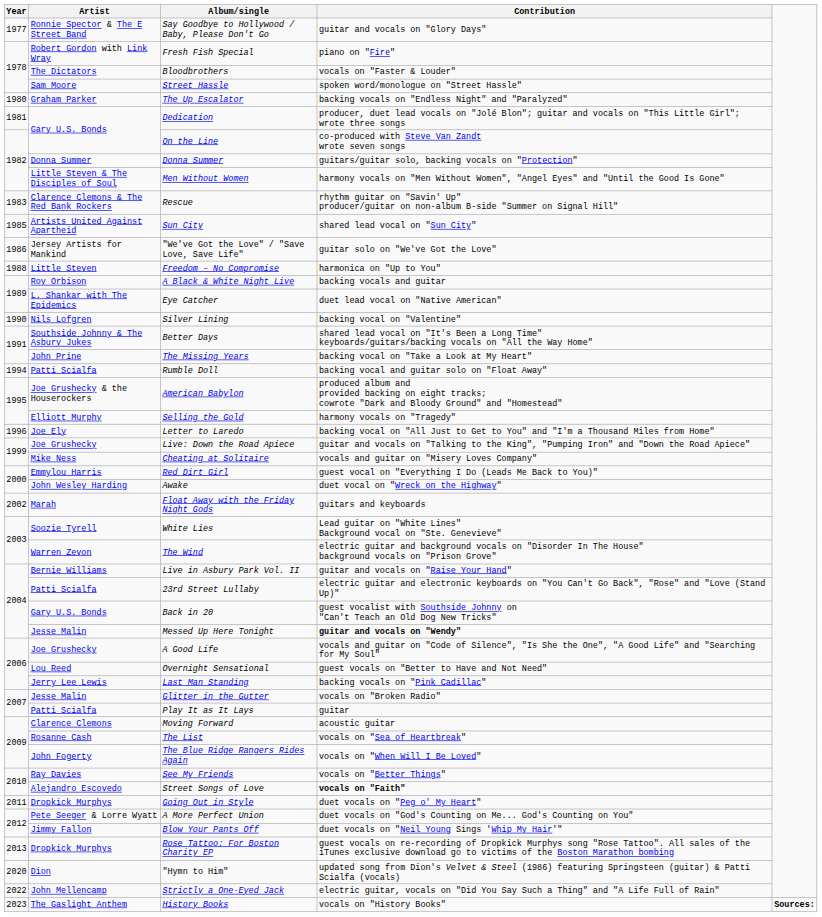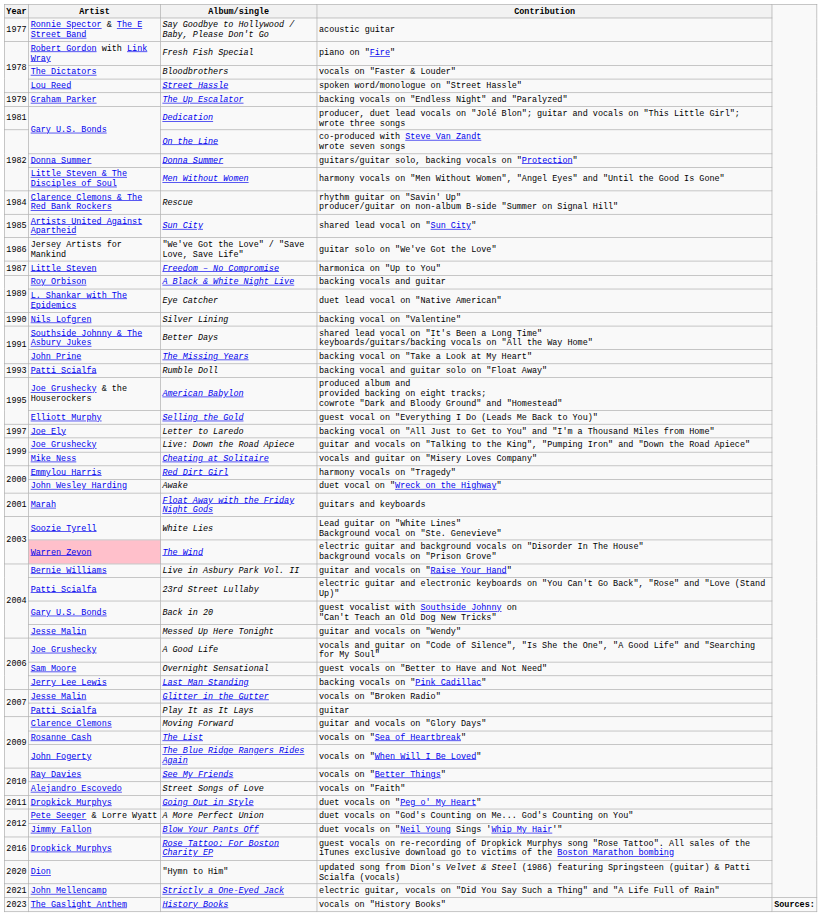(403, 30) guitar and vocals on "Glory Days" -> (357, 30) acoustic guitar
(53, 86) Sam Moore -> (51, 86) Lou Reed
(16, 100) 1980 -> (16, 100) 1979
(16, 203) 1983 -> (16, 203) 1984
(16, 268) 1988 -> (16, 268) 1987
(16, 370) 1994 -> (16, 370) 1993
(387, 417) harmony vocals on "Tragedy" -> (458, 417) guest vocal on "Everything I Do (Leads Me Back to You)"
(16, 431) 1996 -> (16, 431) 1997
(458, 473) guest vocal on "Everything I Do (Leads Me Back to You)" -> (387, 473) harmony vocals on "Tragedy"
(16, 505) 2002 -> (16, 505) 2001
(61, 552) no background -> (61, 552) pink background
(390, 631) bold -> (390, 631) normal
(51, 669) Lou Reed -> (53, 669) Sam Moore
(357, 724) acoustic guitar -> (403, 724) guitar and vocals on "Glory Days"
(362, 789) bold -> (362, 789) normal
(16, 849) 2013 -> (16, 849) 2016
(16, 891) 2022 -> (16, 891) 2021
